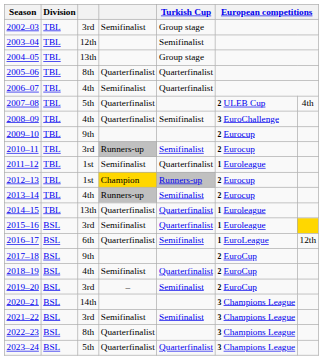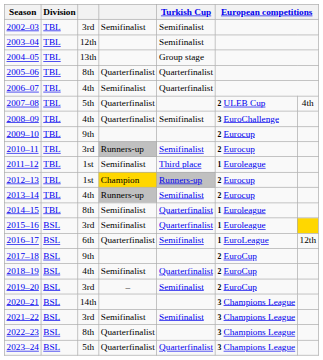(182, 26) Group stage -> (181, 26) Semifinalist
(186, 164) Quarterfinalist -> (180, 164) Third place
(88, 210) 13th -> (88, 210) 8th
(128, 210) Quarterfinalist -> (123, 210) Semifinalist
